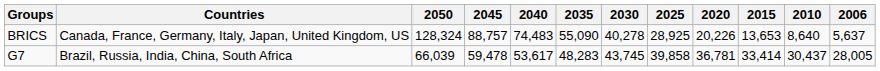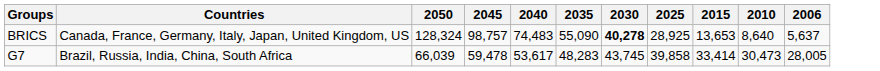- column: (716, 14)
(488, 35) 88,757 -> (488, 35) 98,757
(625, 35) normal -> (625, 35) bold
(807, 55) 30,437 -> (761, 55) 30,473
